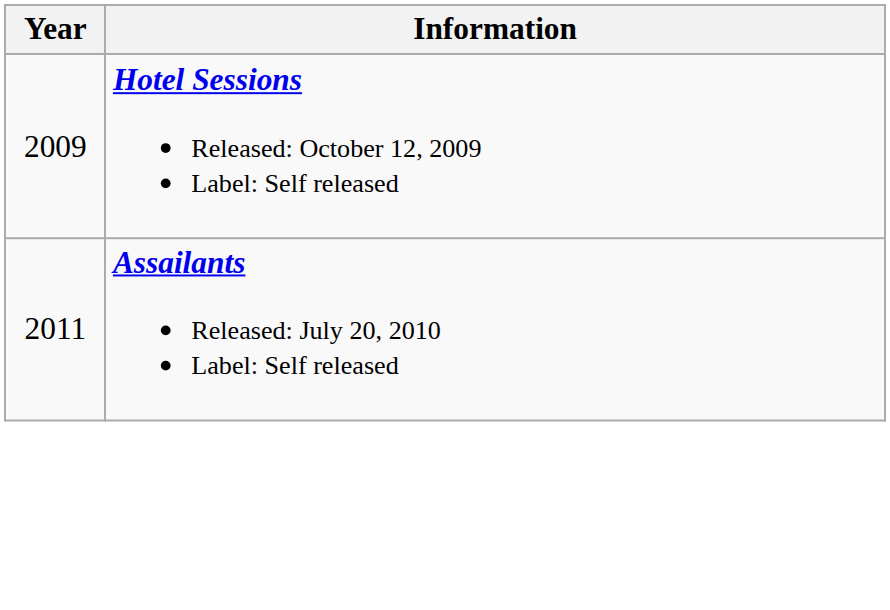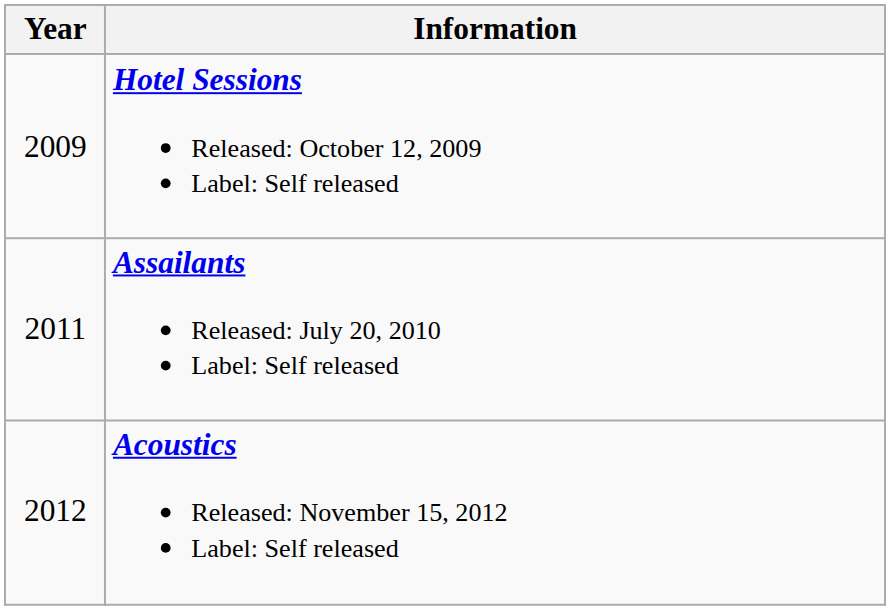+ row: (495, 497)
